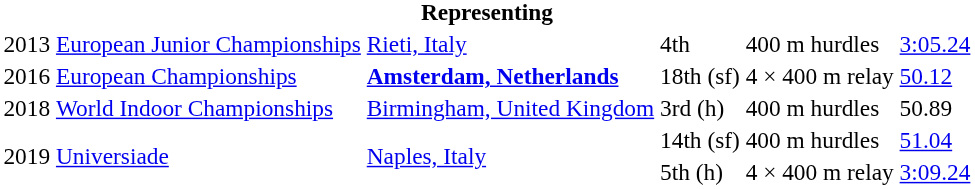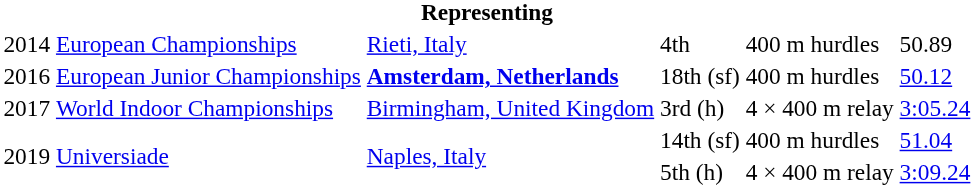(27, 44) 2013 -> (27, 44) 2014
(208, 44) European Junior Championships -> (176, 44) European Championships
(935, 44) 3:05.24 -> (926, 44) 50.89
(176, 76) European Championships -> (208, 76) European Junior Championships
(820, 76) 4 × 400 m relay -> (812, 76) 400 m hurdles
(27, 108) 2018 -> (27, 108) 2017
(812, 108) 400 m hurdles -> (820, 108) 4 × 400 m relay
(926, 108) 50.89 -> (935, 108) 3:05.24
